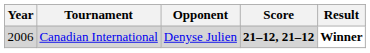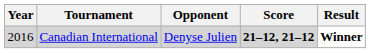(20, 36) 2006 -> (20, 36) 2016
